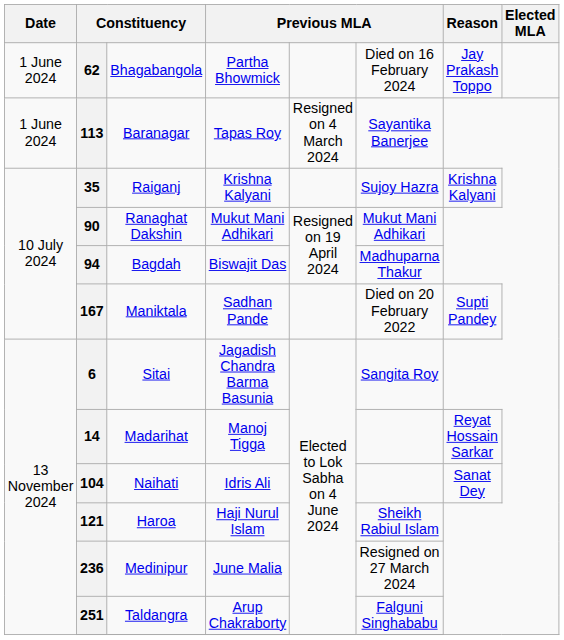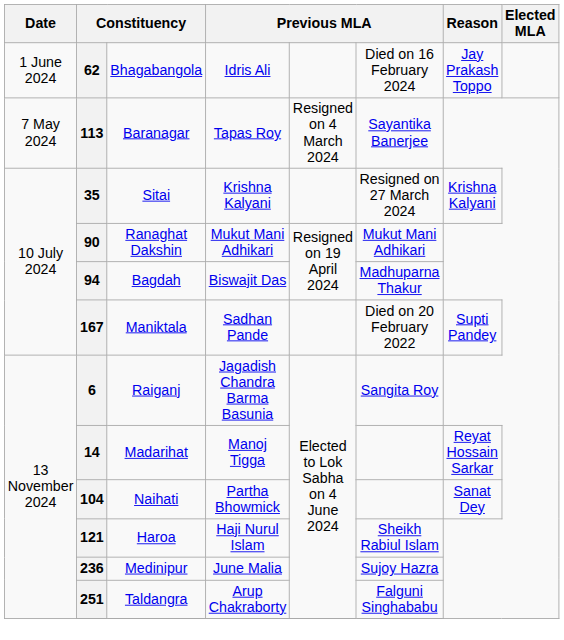(247, 70) Partha Bhowmick -> (248, 70) Idris Ali
(41, 133) 1 June 2024 -> (41, 133) 7 May 2024
(156, 187) Raiganj -> (156, 195) Sitai
(400, 187) Sujoy Hazra -> (400, 195) Resigned on 27 March 2024
(156, 374) Sitai -> (156, 390) Raiganj
(248, 483) Idris Ali -> (247, 499) Partha Bhowmick
(400, 568) Resigned on 27 March 2024 -> (400, 568) Sujoy Hazra
